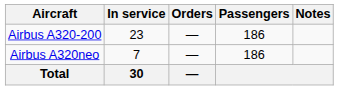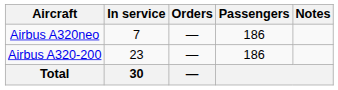rows swapped: (55, 34) <-> (55, 54)
